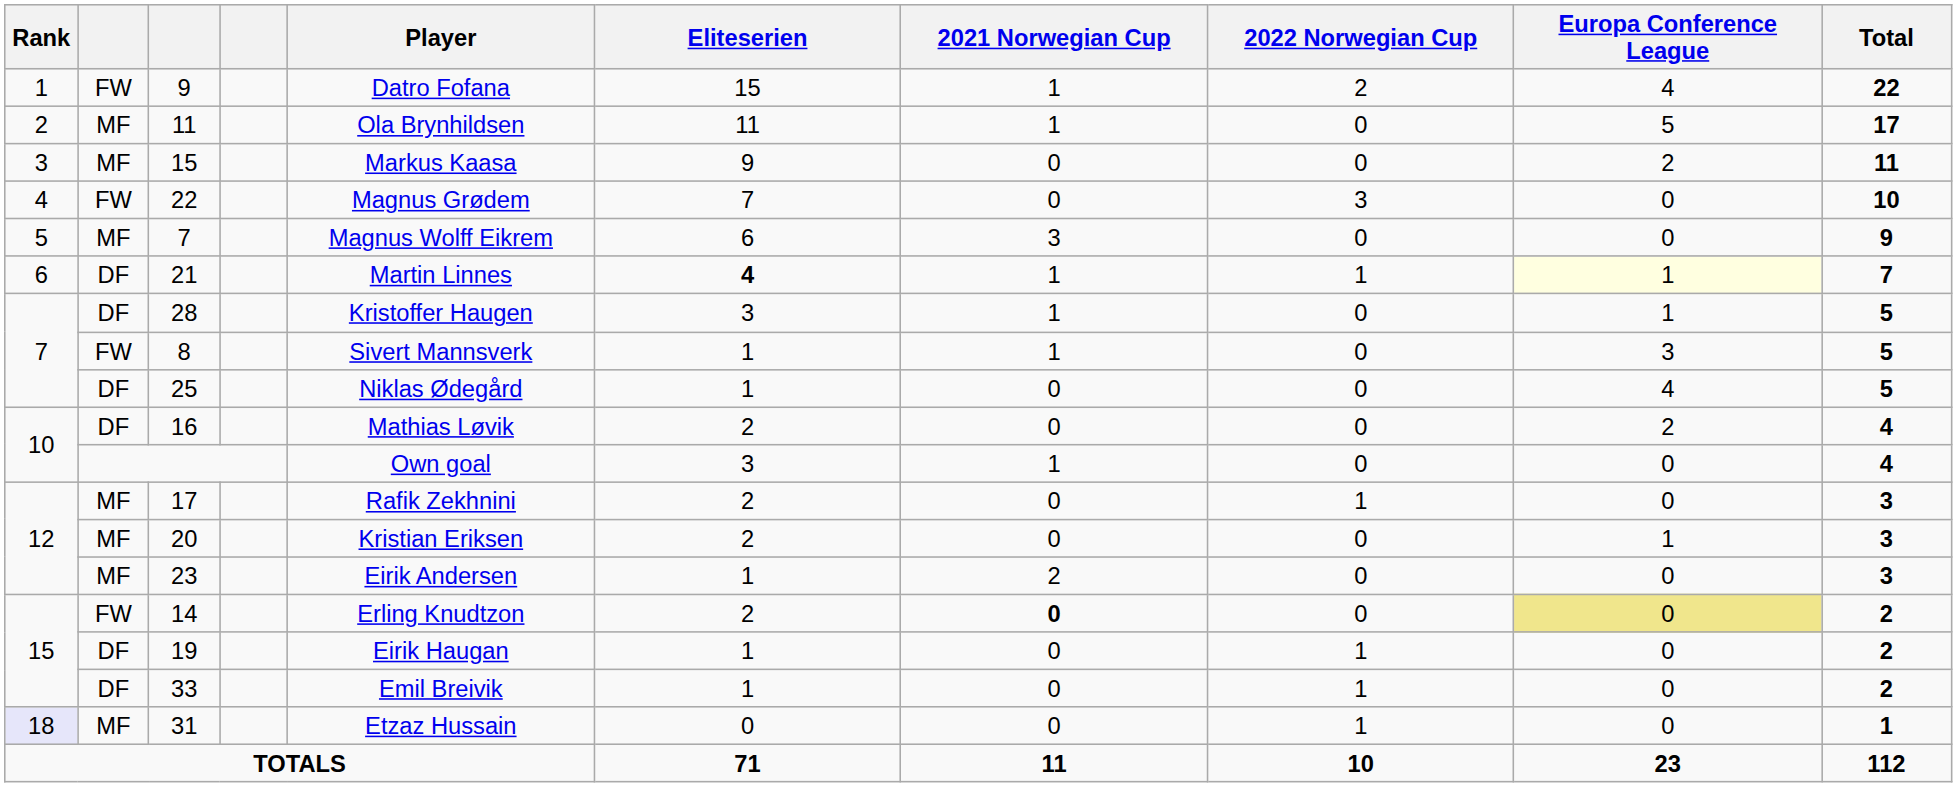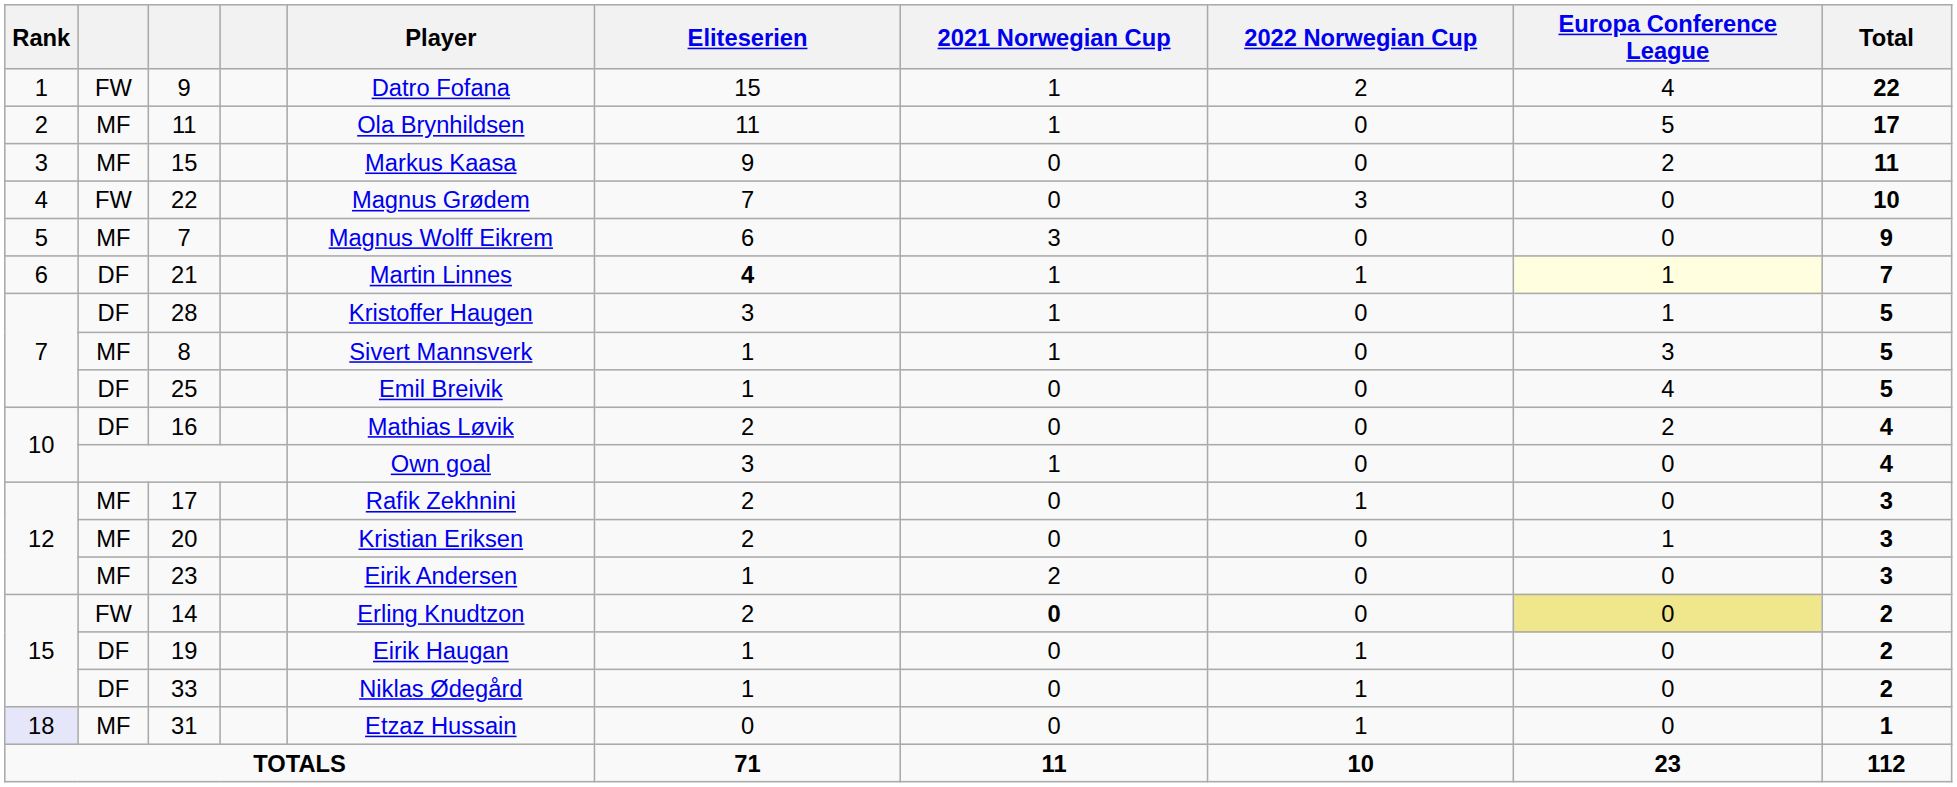(113, 351) FW -> (113, 351) MF
(441, 388) Niklas Ødegård -> (441, 388) Emil Breivik
(441, 688) Emil Breivik -> (441, 688) Niklas Ødegård
